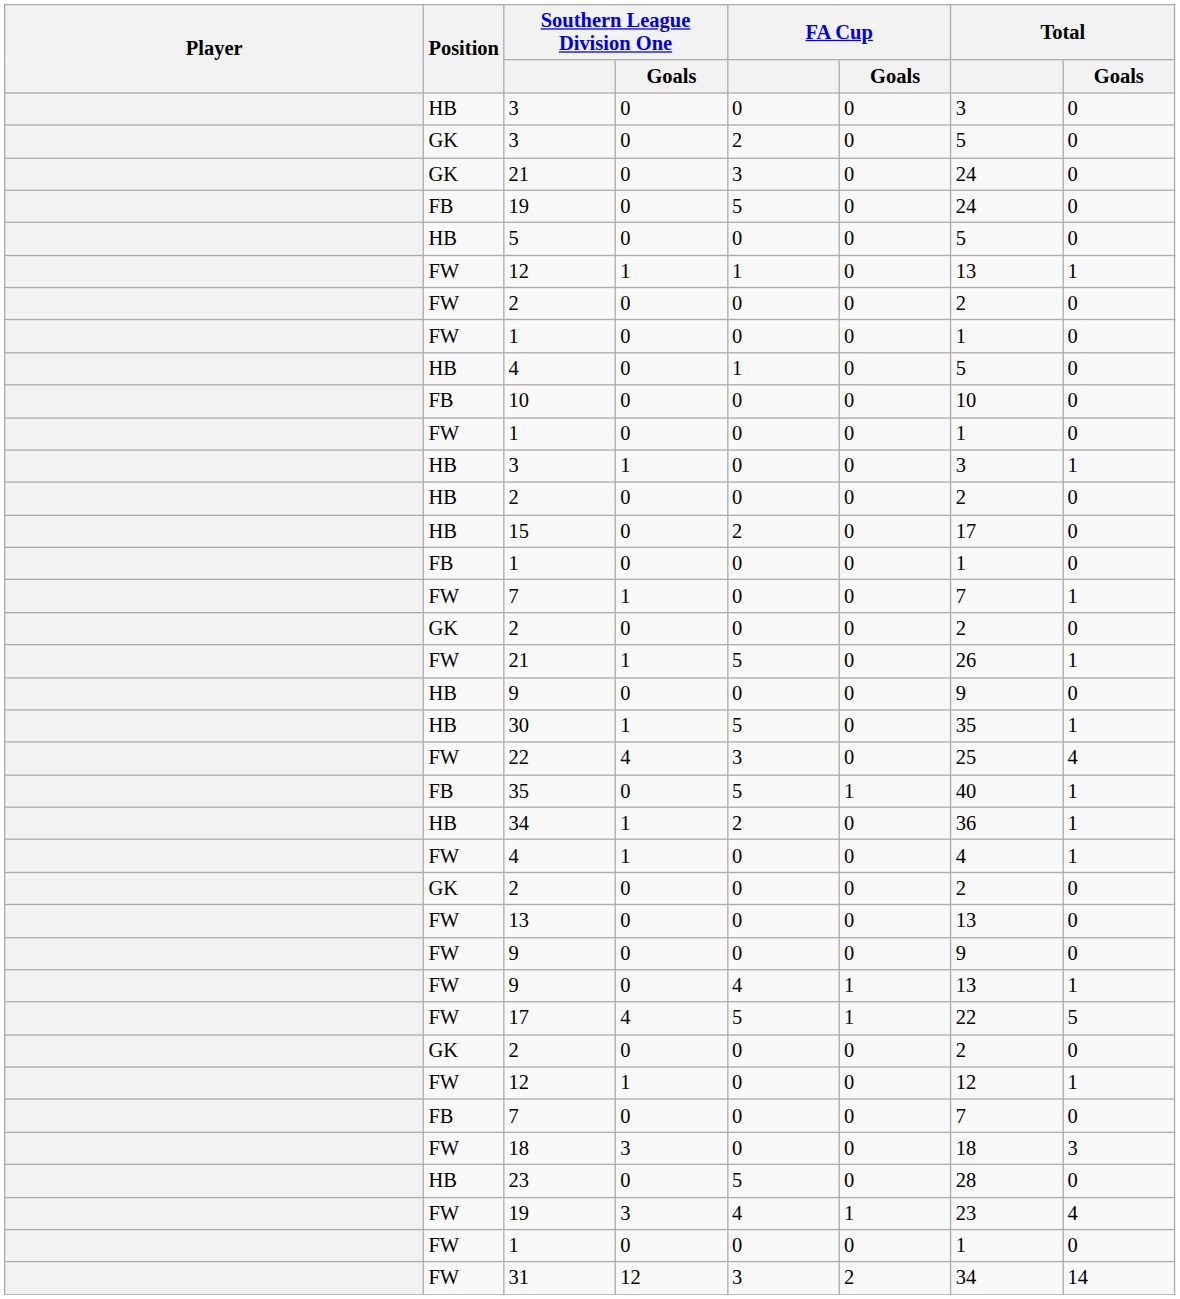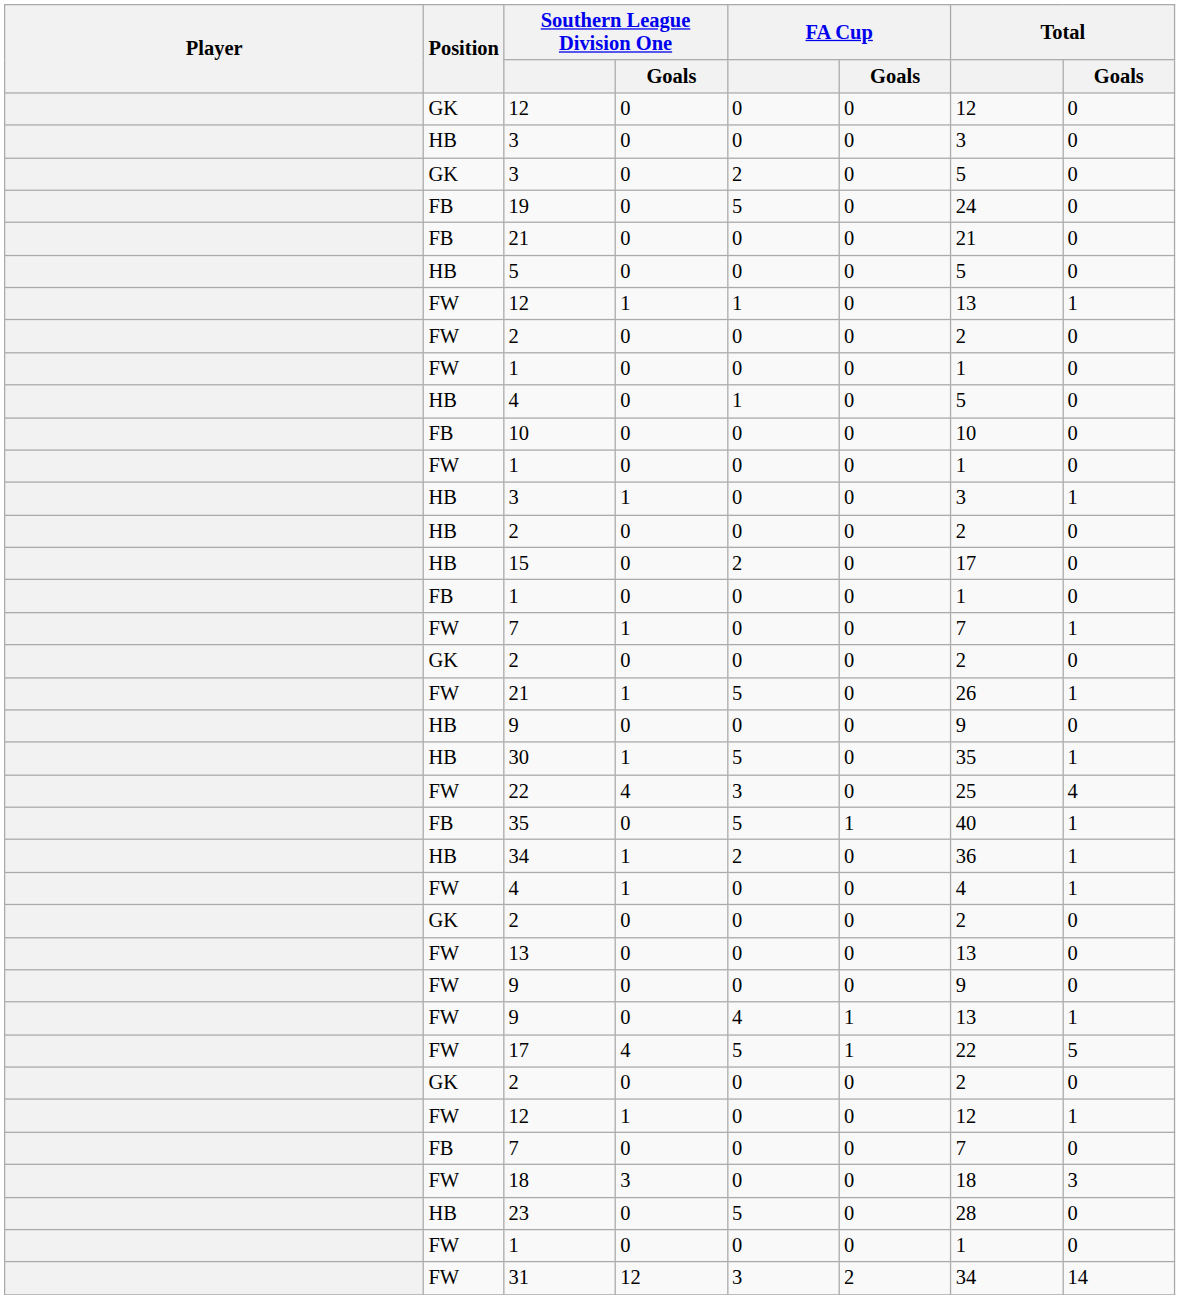+ row: (443, 108)
- row: (443, 173)
+ row: (441, 238)
- row: (444, 1213)
